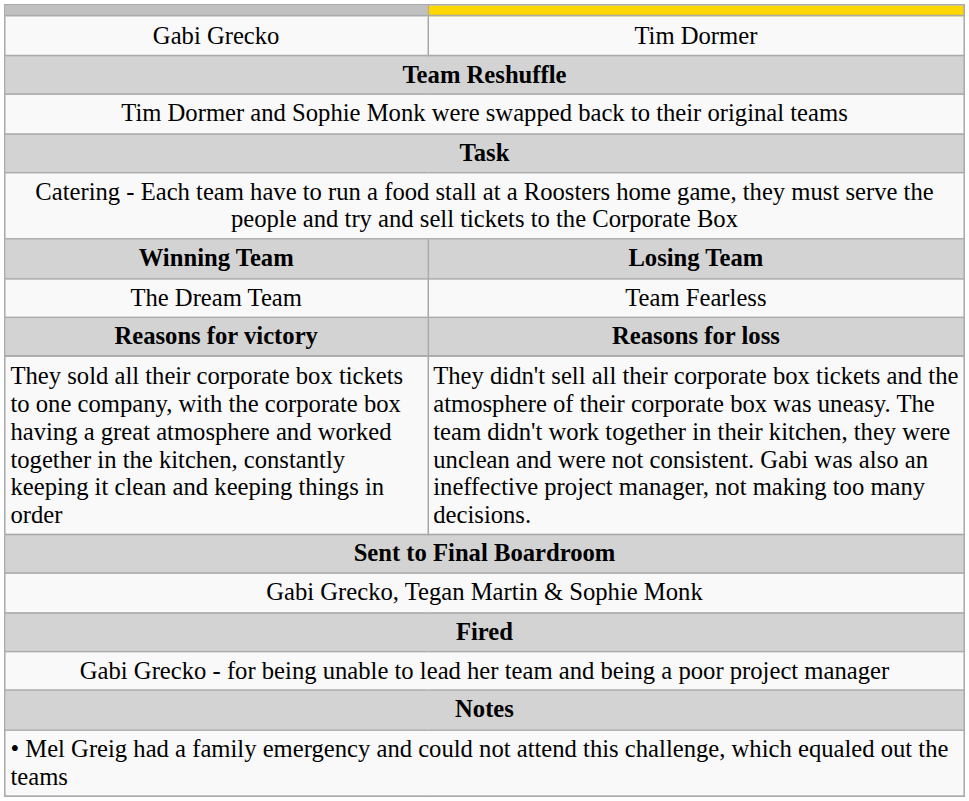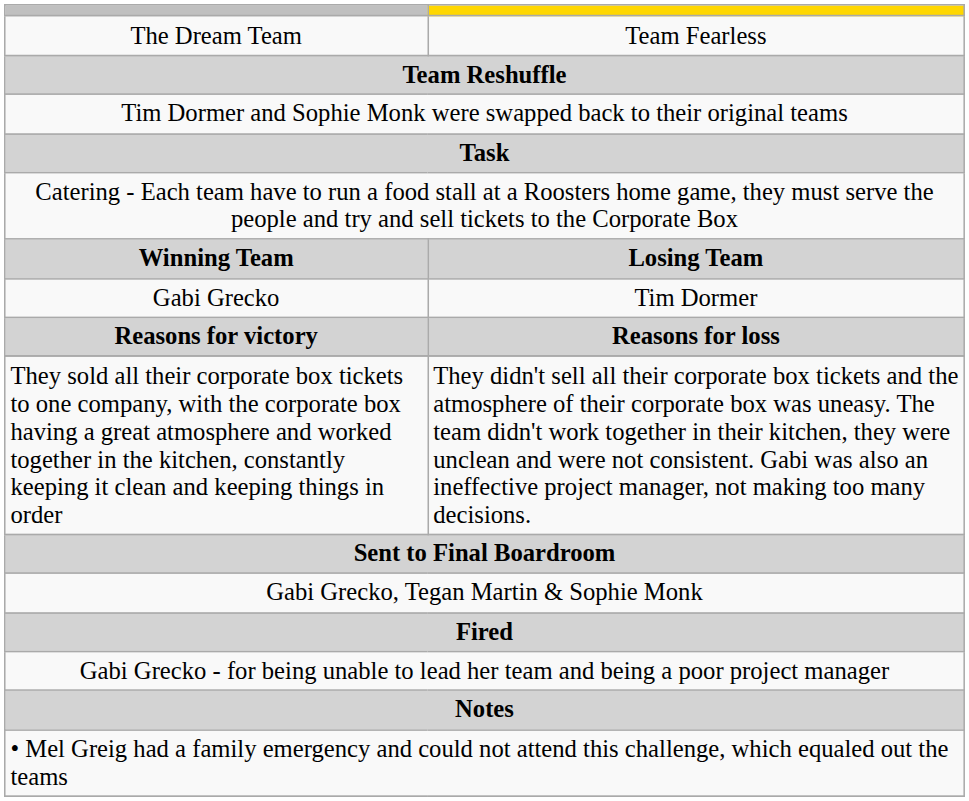rows swapped: (216, 35) <-> (216, 297)
